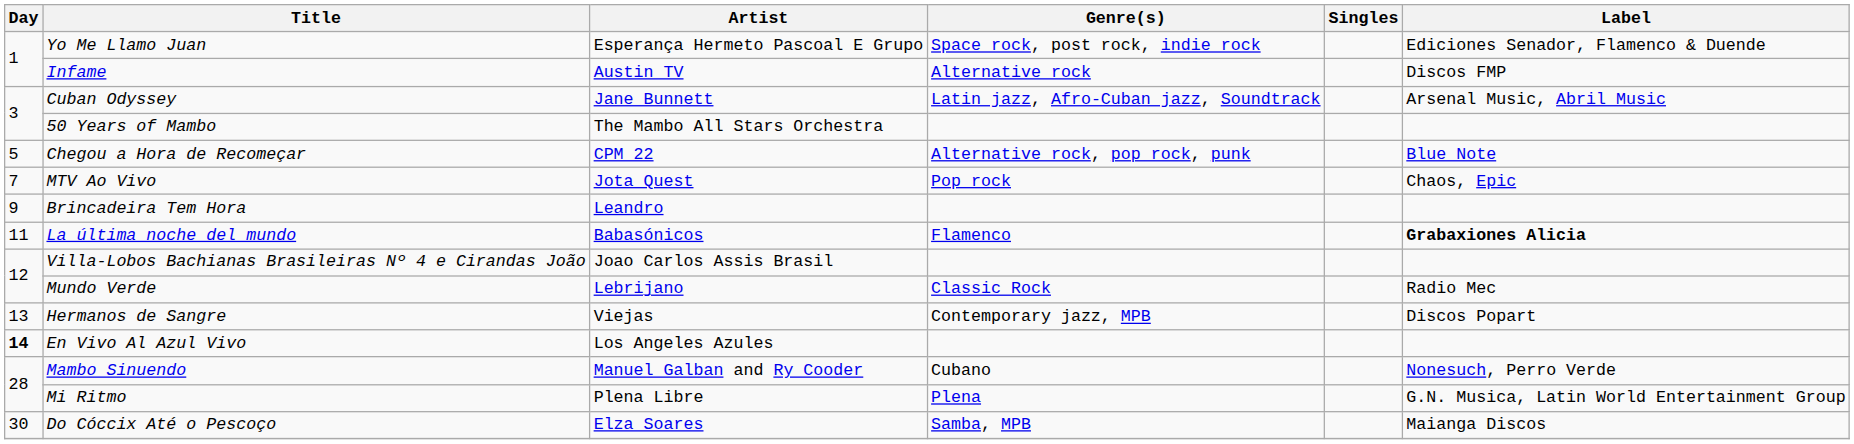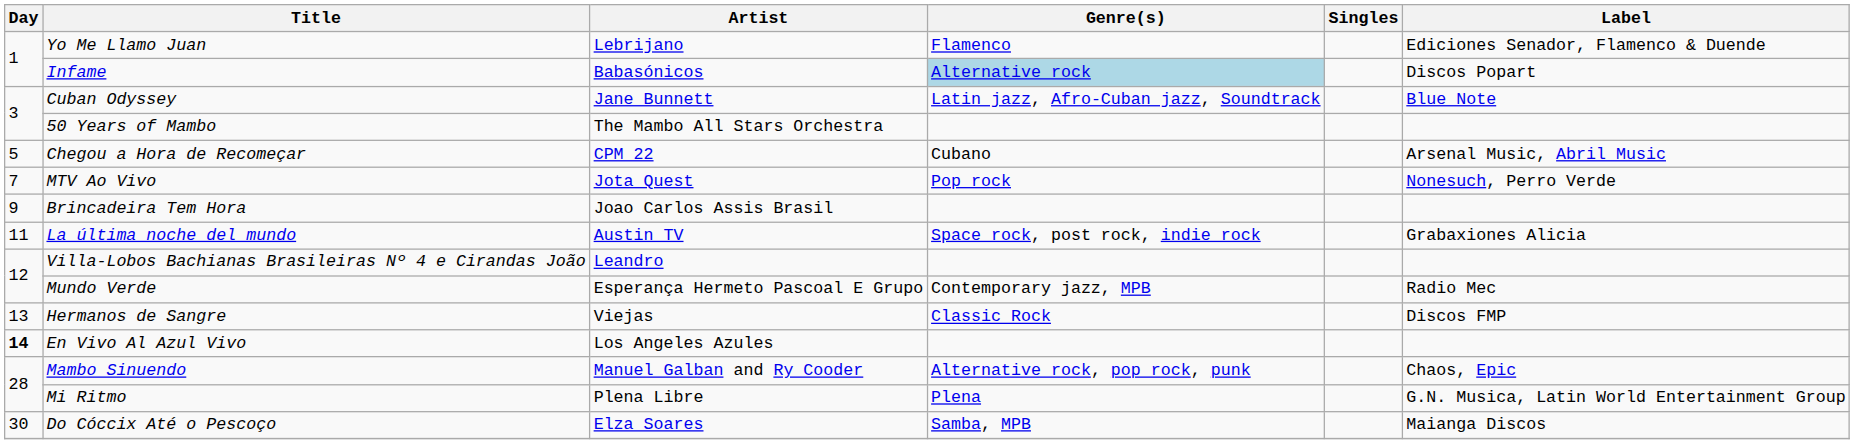(758, 45) Esperança Hermeto Pascoal E Grupo -> (639, 45) Lebrijano
(1096, 45) Space rock, post rock, indie rock -> (971, 45) Flamenco
(639, 72) Austin TV -> (649, 72) Babasónicos
(1011, 72) no background -> (1011, 72) lightblue background
(1456, 72) Discos FMP -> (1471, 72) Discos Popart
(1536, 100) Arsenal Music, Abril Music -> (1451, 100) Blue Note
(1091, 154) Alternative rock, pop rock, punk -> (961, 154) Cubano
(1451, 154) Blue Note -> (1536, 154) Arsenal Music, Abril Music
(1461, 181) Chaos, Epic -> (1511, 181) Nonesuch, Perro Verde
(629, 208) Leandro -> (713, 208) Joao Carlos Assis Brasil
(649, 235) Babasónicos -> (639, 235) Austin TV
(971, 235) Flamenco -> (1096, 235) Space rock, post rock, indie rock
(1496, 235) bold -> (1496, 235) normal
(713, 262) Joao Carlos Assis Brasil -> (629, 262) Leandro
(639, 289) Lebrijano -> (758, 289) Esperança Hermeto Pascoal E Grupo
(991, 289) Classic Rock -> (1041, 289) Contemporary jazz, MPB
(1041, 317) Contemporary jazz, MPB -> (991, 317) Classic Rock
(1471, 317) Discos Popart -> (1456, 317) Discos FMP
(961, 371) Cubano -> (1091, 371) Alternative rock, pop rock, punk
(1511, 371) Nonesuch, Perro Verde -> (1461, 371) Chaos, Epic
